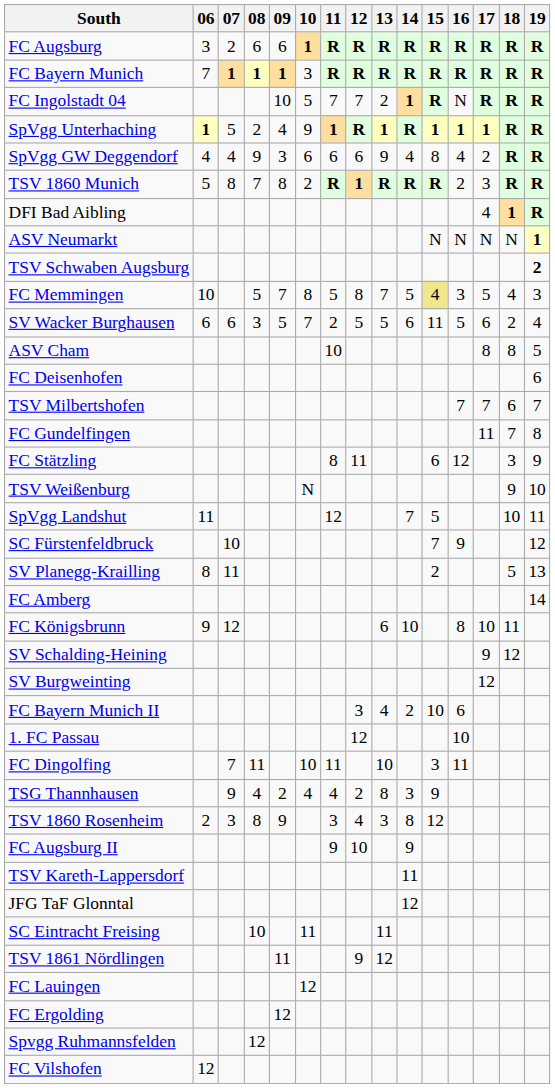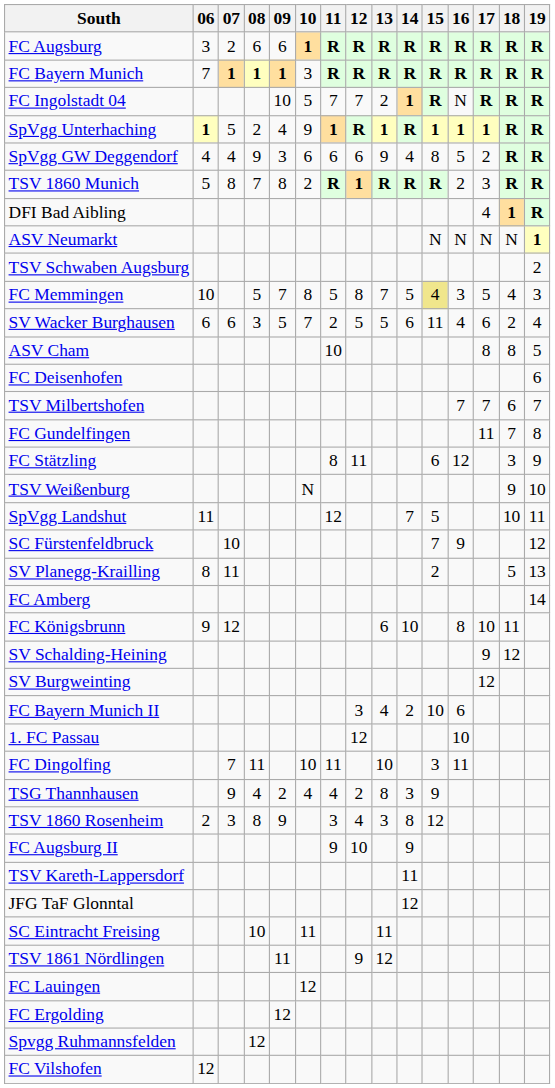(461, 156) 4 -> (461, 156) 5
(537, 267) bold -> (537, 267) normal
(461, 322) 5 -> (461, 322) 4
